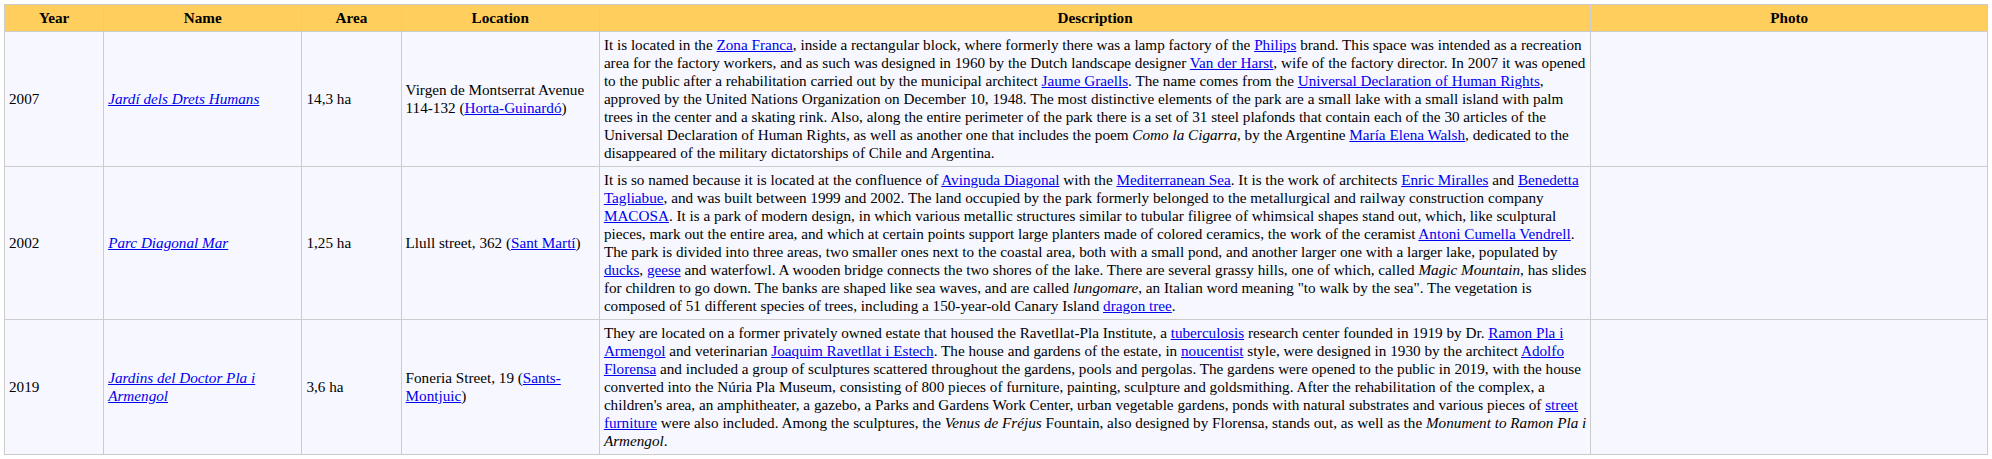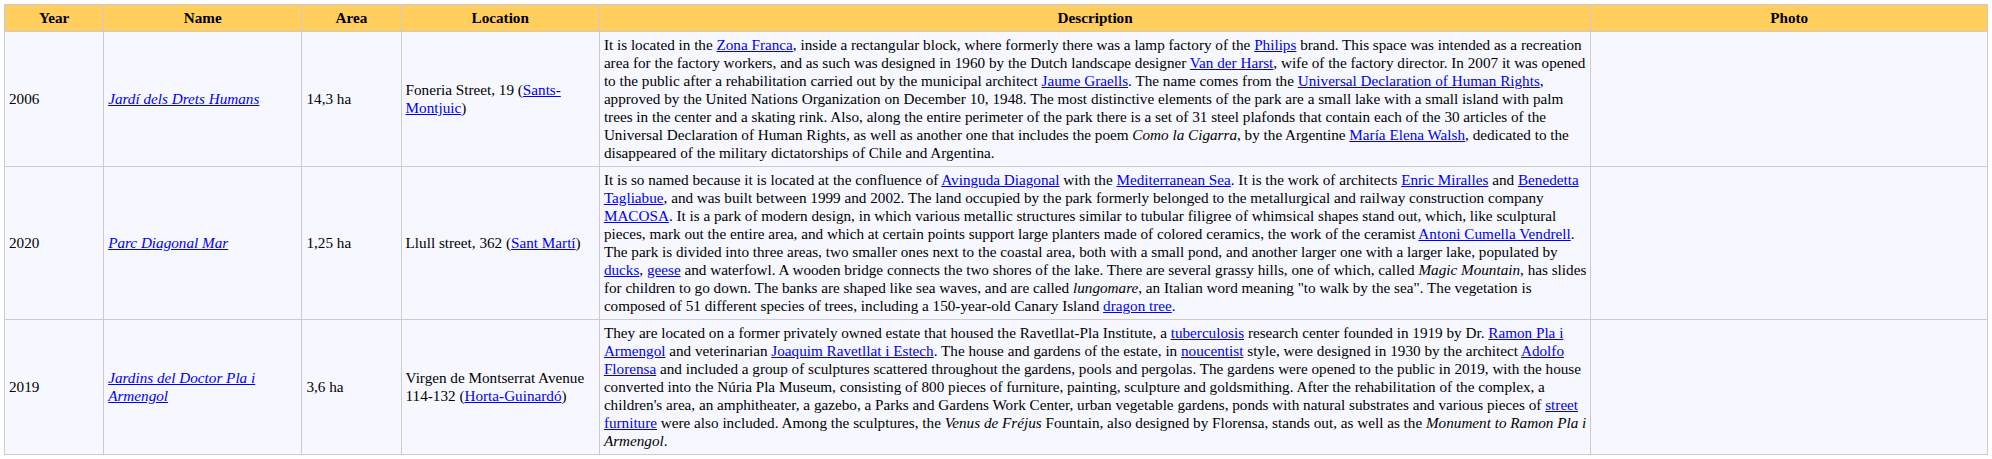(24, 98) 2007 -> (24, 98) 2006
(495, 98) Virgen de Montserrat Avenue 114-132 (Horta-Guinardó) -> (483, 98) Foneria Street, 19 (Sants-Montjuic)
(24, 242) 2002 -> (24, 242) 2020
(483, 386) Foneria Street, 19 (Sants-Montjuic) -> (495, 386) Virgen de Montserrat Avenue 114-132 (Horta-Guinardó)
